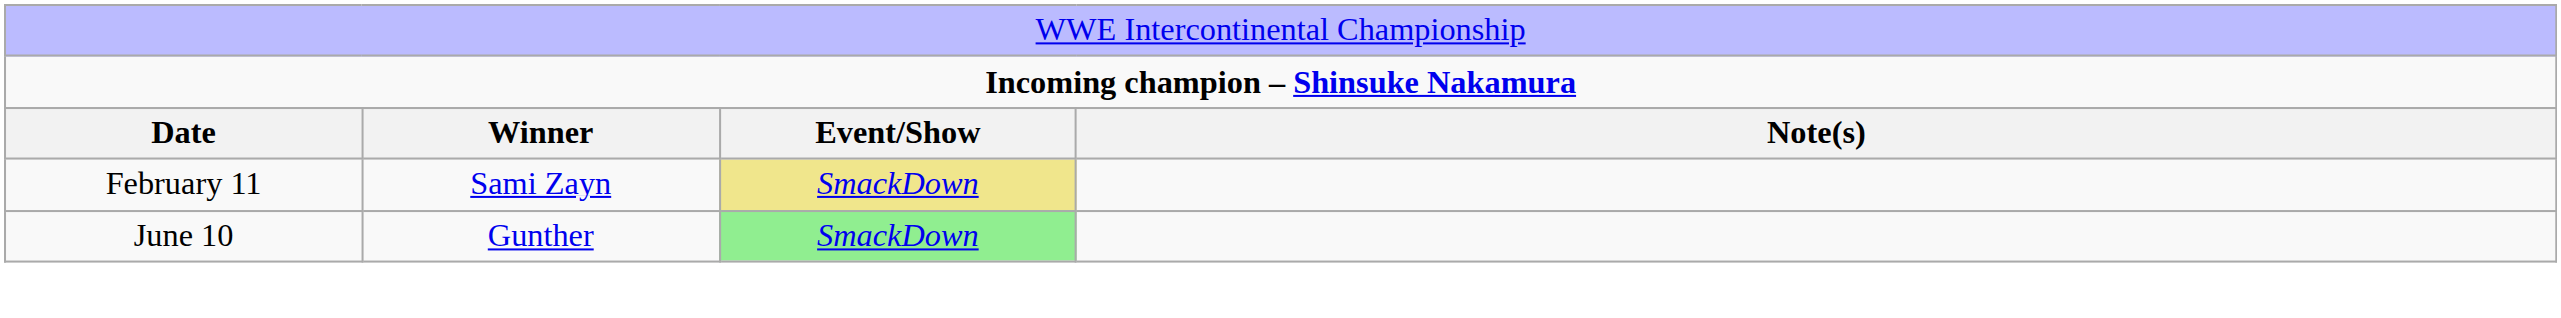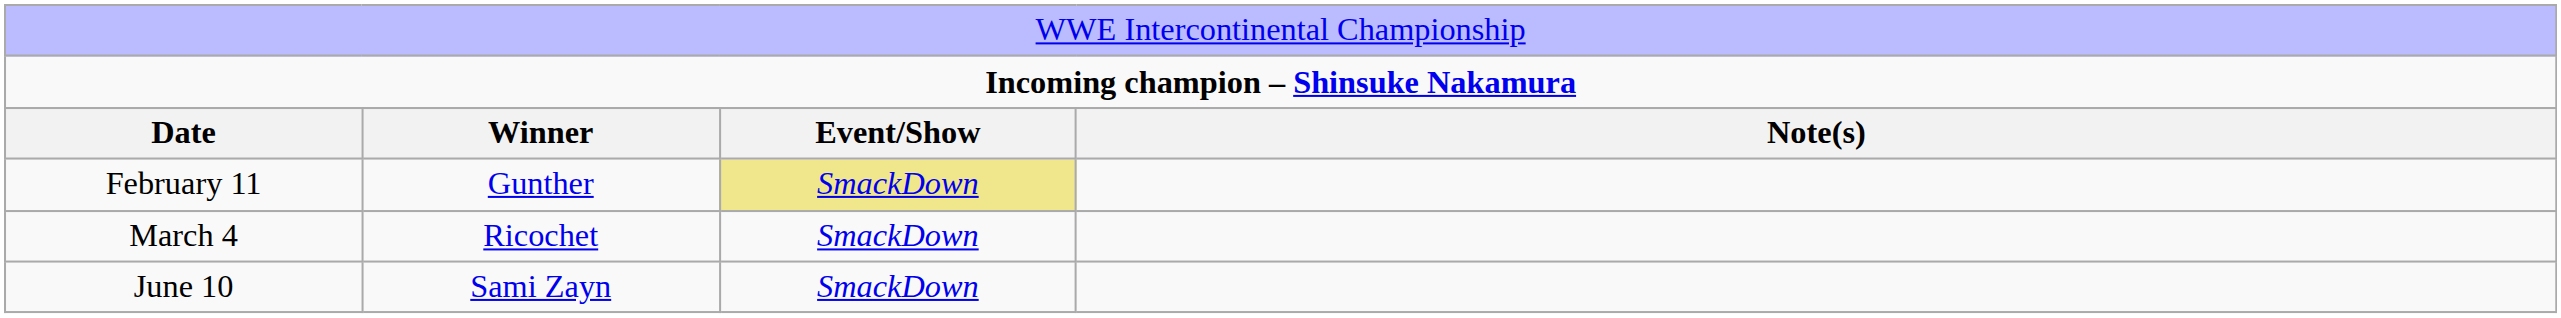(541, 183) Sami Zayn -> (541, 183) Gunther
+ row: (184, 235)
(541, 235) Gunther -> (541, 286) Sami Zayn
(898, 235) lightgreen background -> (898, 286) no background
